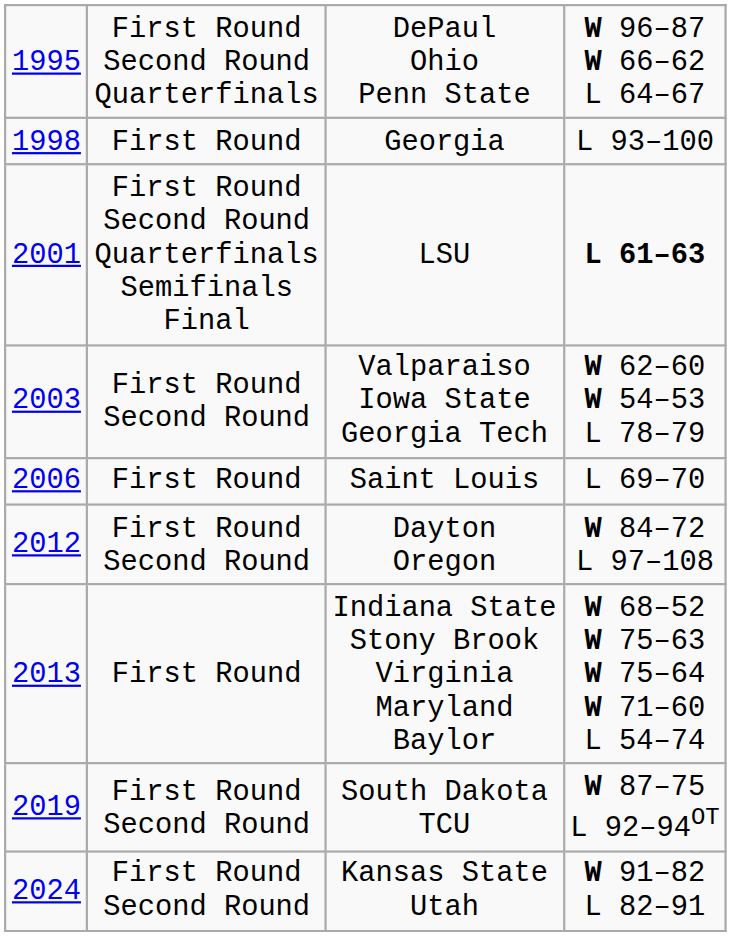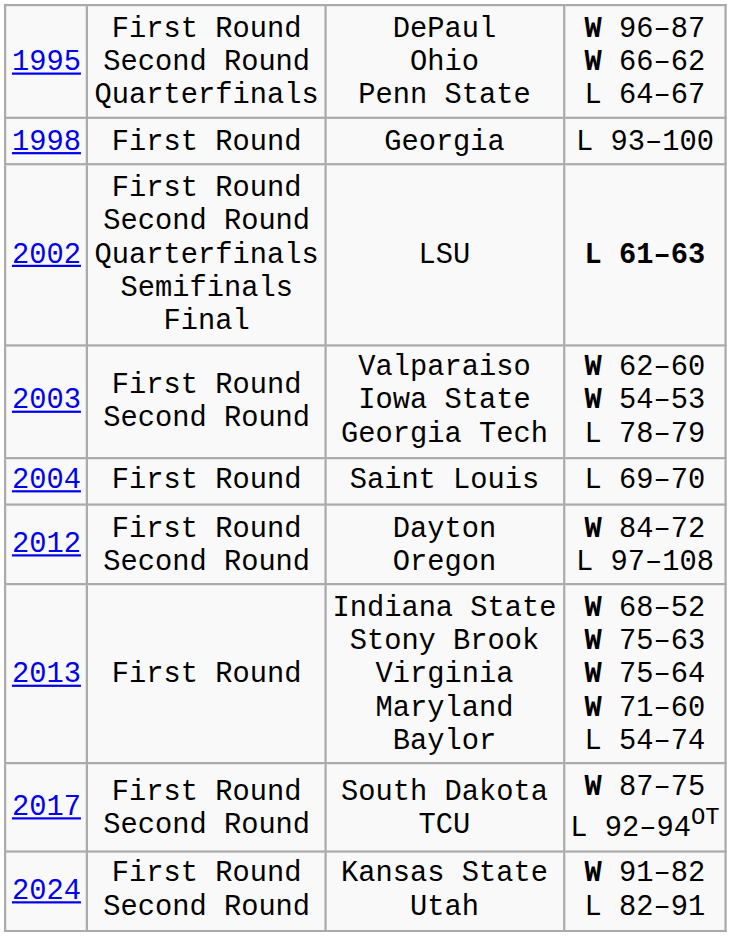(46, 255) 2001 -> (46, 255) 2002
(46, 481) 2006 -> (46, 481) 2004
(46, 807) 2019 -> (46, 807) 2017
